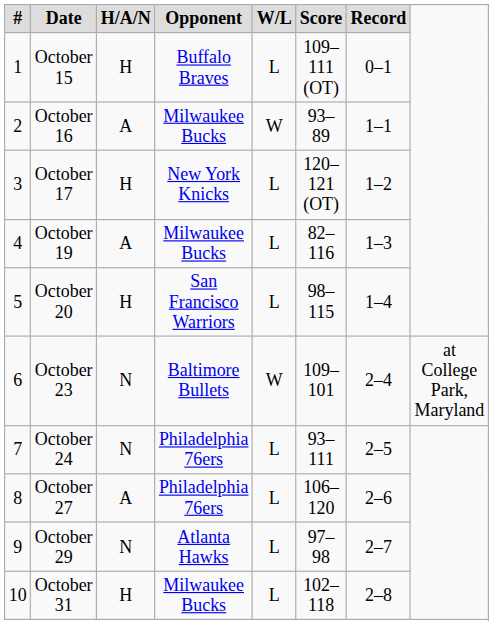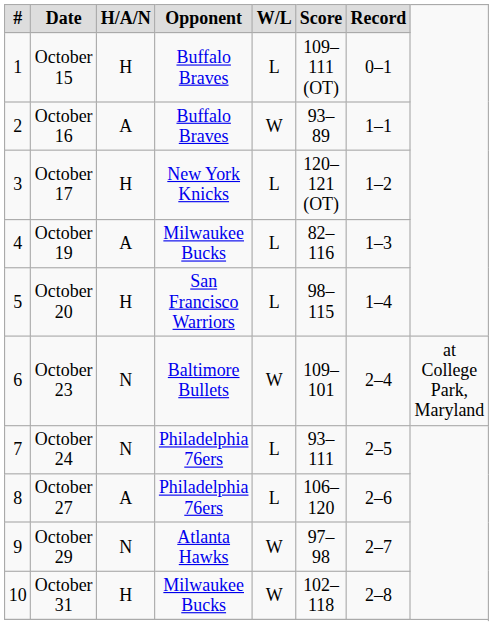(204, 125) Milwaukee Bucks -> (204, 125) Buffalo Braves
(274, 546) L -> (274, 546) W
(274, 595) L -> (274, 595) W
